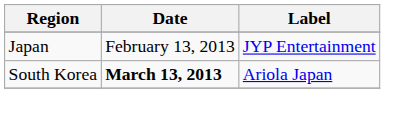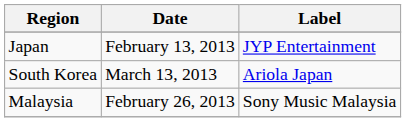(163, 74) bold -> (161, 74) normal
+ row: (41, 102)
